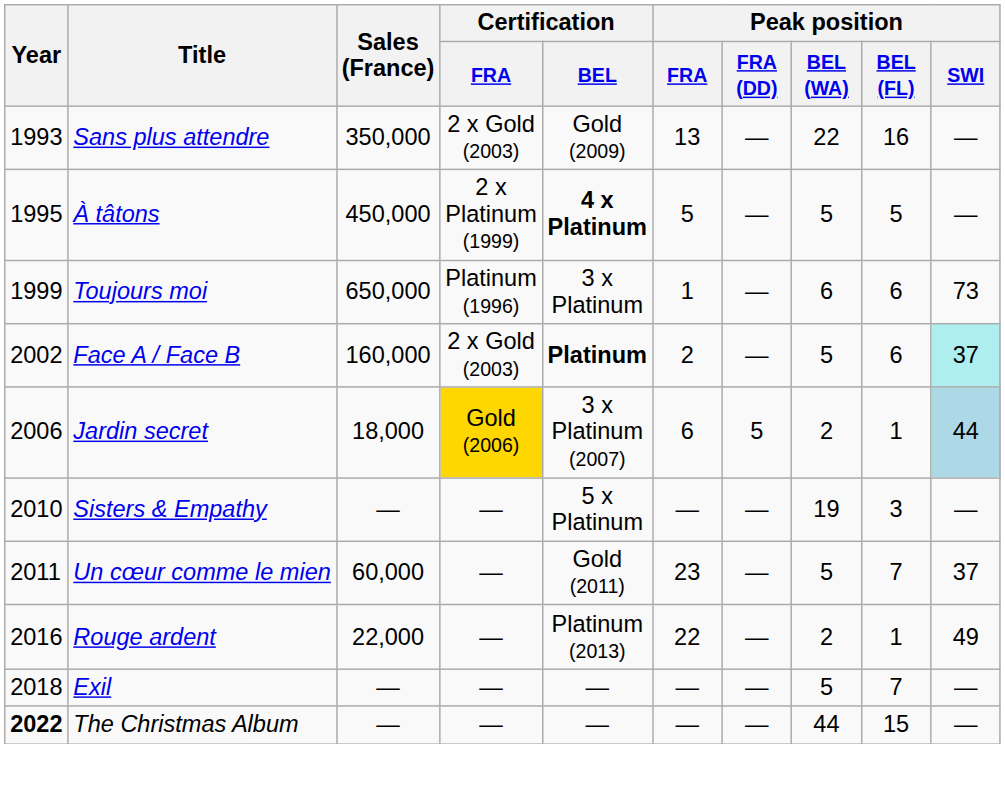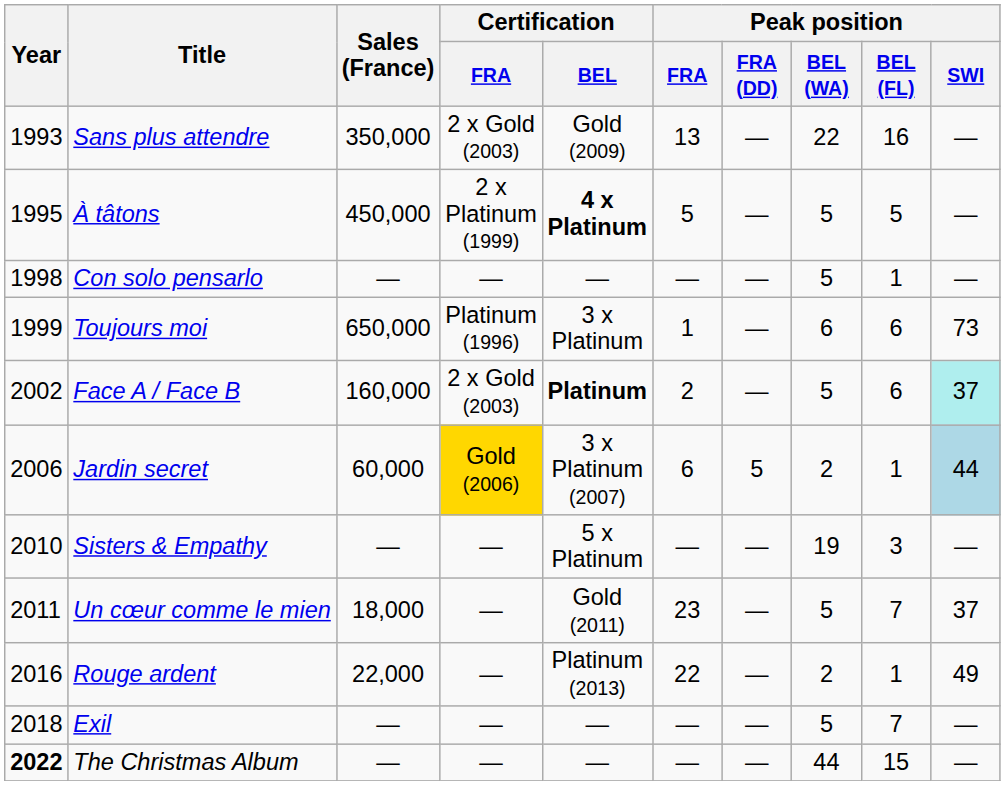+ row: (168, 278)
(388, 432) 18,000 -> (388, 469) 60,000
(388, 572) 60,000 -> (388, 610) 18,000
